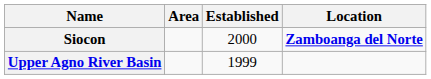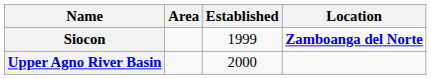(242, 39) 2000 -> (242, 39) 1999
(242, 62) 1999 -> (242, 62) 2000
